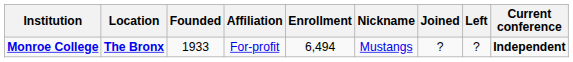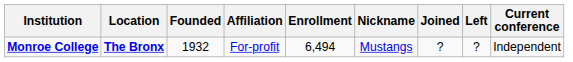(195, 47) 1933 -> (195, 47) 1932
(529, 47) bold -> (527, 47) normal
